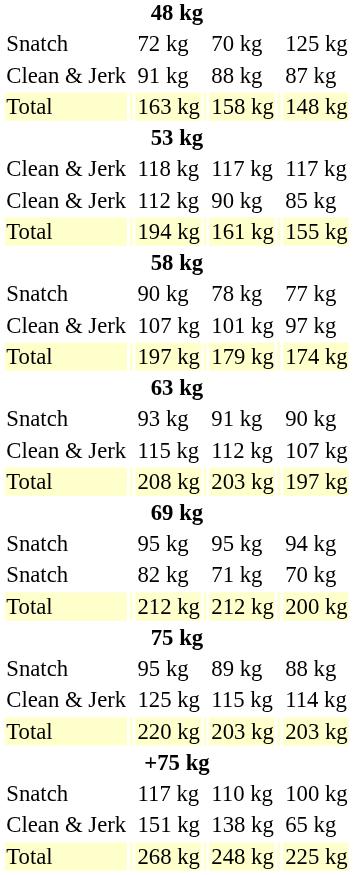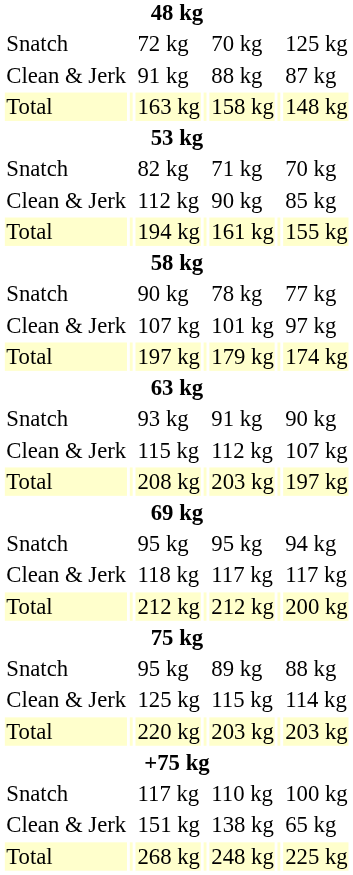rows swapped: (37, 575) <-> (66, 169)
